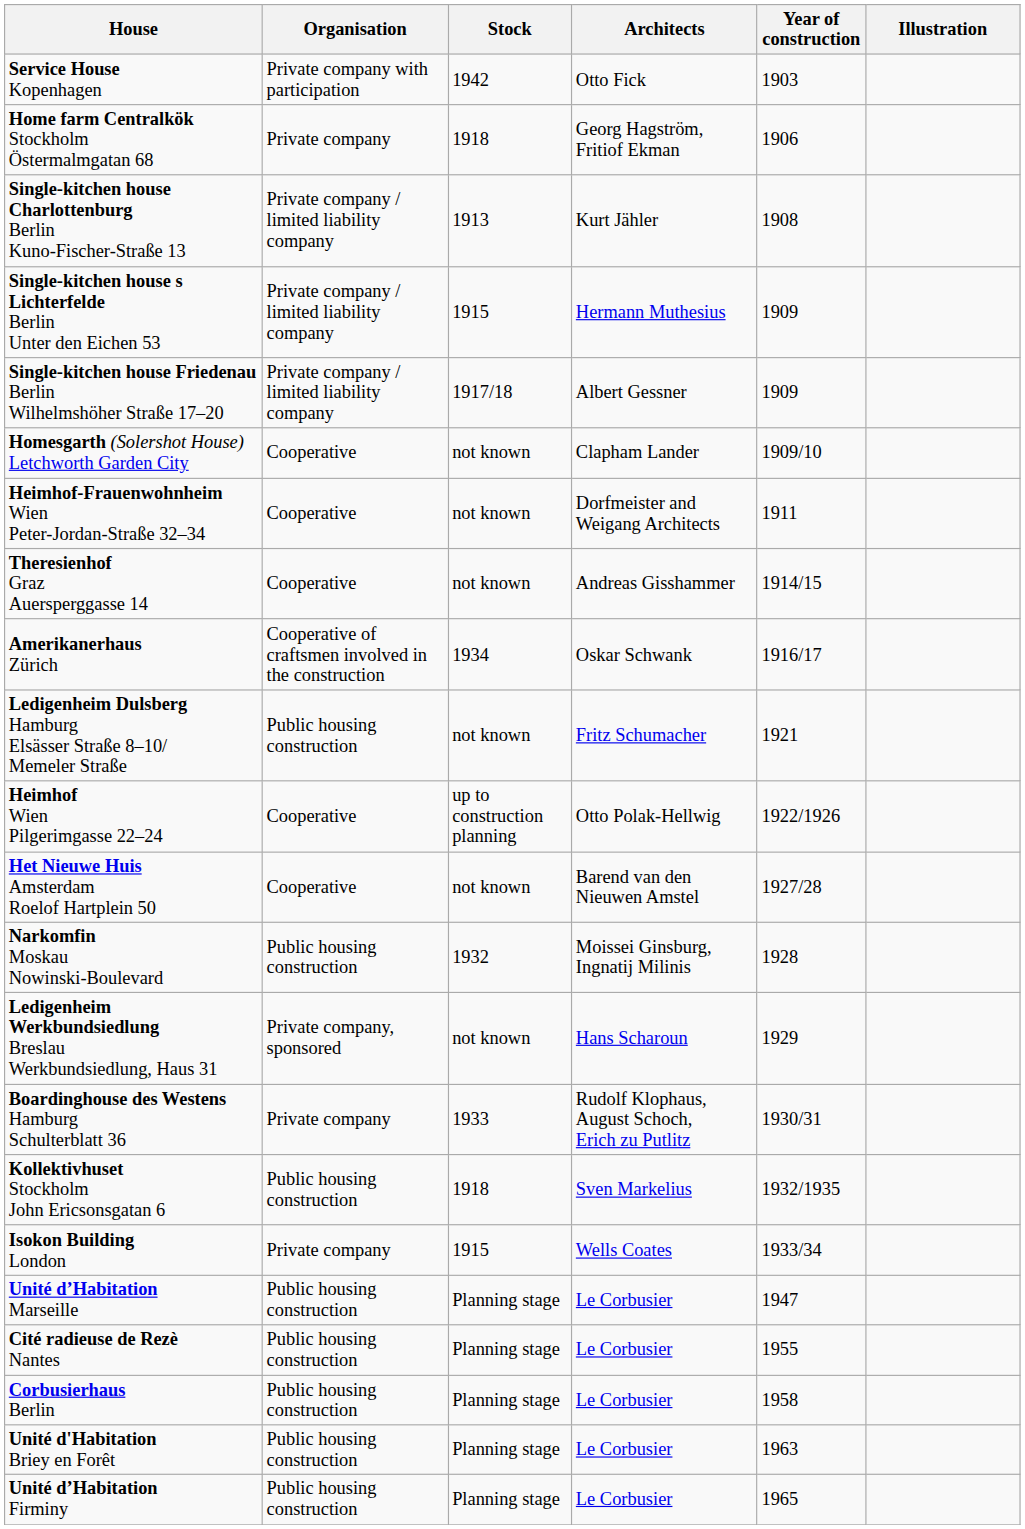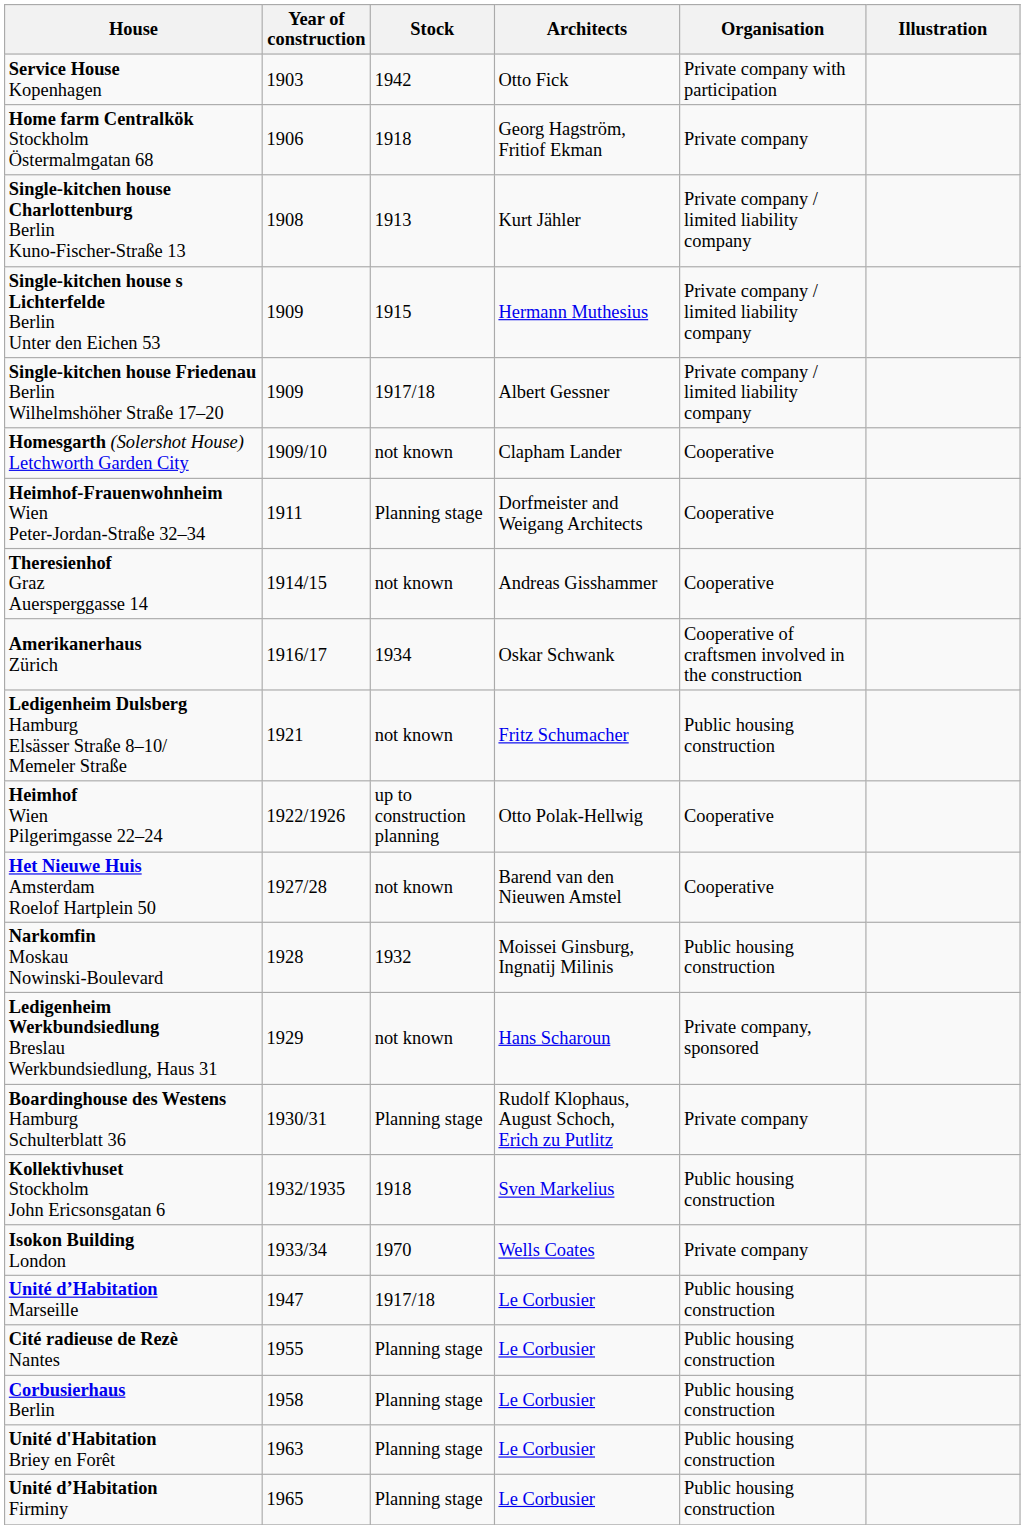columns swapped: (811, 29) <-> (355, 29)
(491, 512) not known -> (429, 512) Planning stage
(471, 1118) 1933 -> (429, 1118) Planning stage
(471, 1249) 1915 -> (393, 1249) 1970
(506, 1299) Planning stage -> (405, 1299) 1917/18
